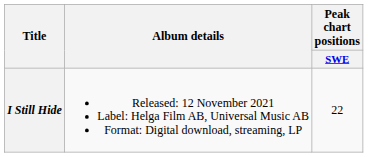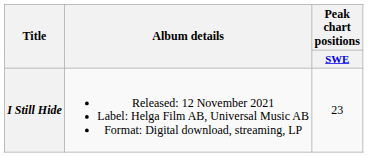(337, 110) 22 -> (337, 110) 23
